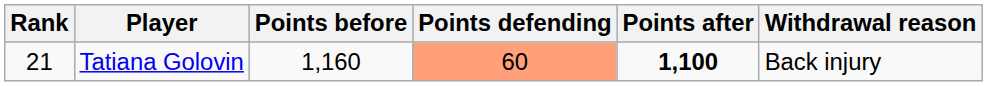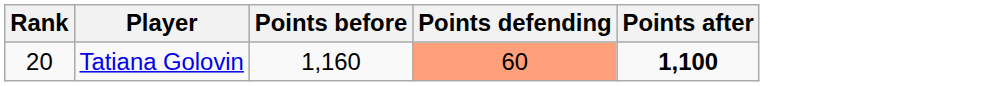- column: (871, 23)
(39, 61) 21 -> (39, 61) 20
